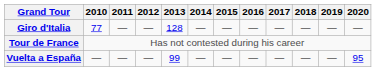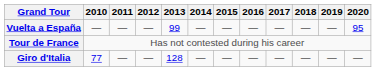rows swapped: (44, 27) <-> (44, 58)
